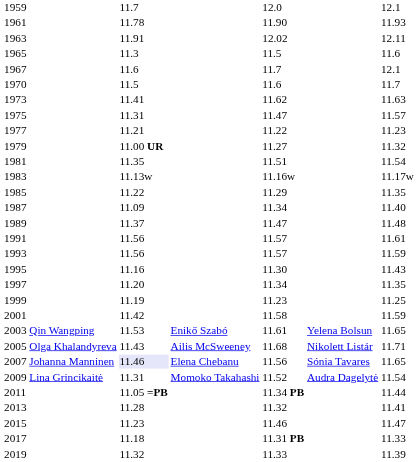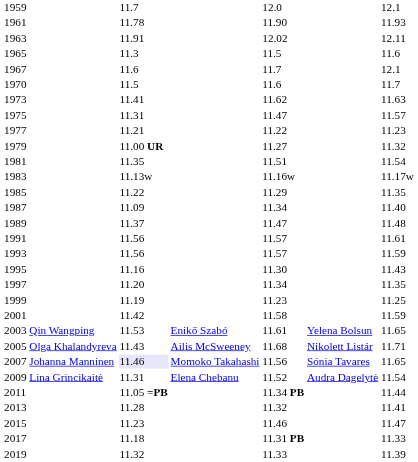(205, 361) Elena Chebanu -> (215, 361) Momoko Takahashi
(215, 377) Momoko Takahashi -> (205, 377) Elena Chebanu
